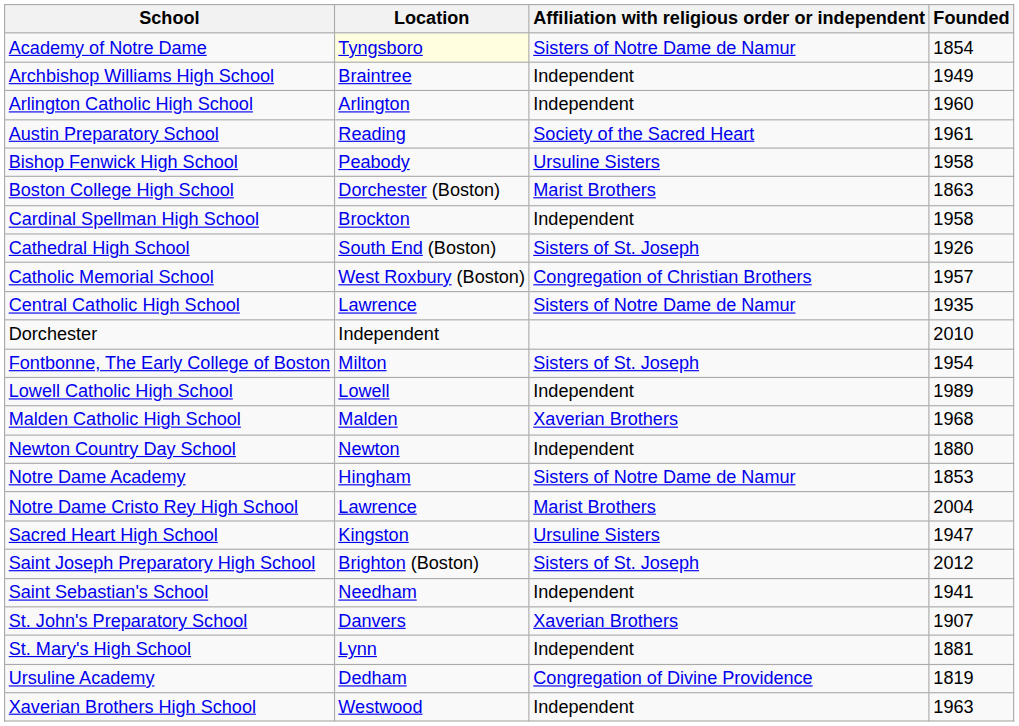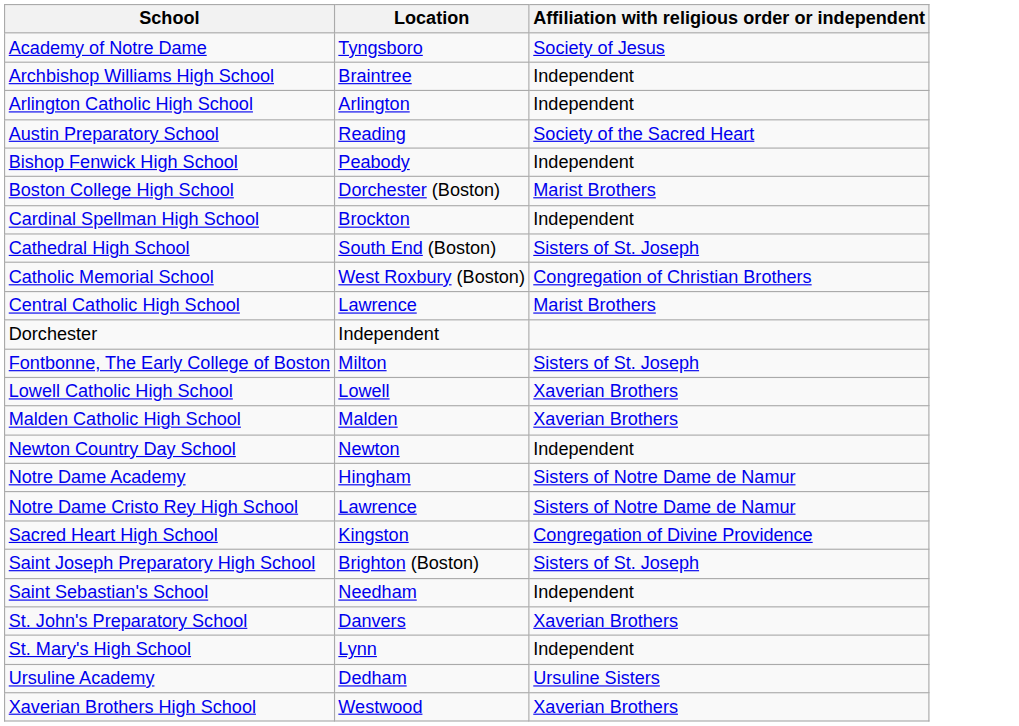- column: (972, 18)
(381, 47) lightyellow background -> (381, 47) no background
(664, 47) Sisters of Notre Dame de Namur -> (599, 47) Society of Jesus
(597, 162) Ursuline Sisters -> (584, 162) Independent
(664, 305) Sisters of Notre Dame de Namur -> (595, 305) Marist Brothers
(584, 391) Independent -> (606, 391) Xaverian Brothers
(595, 506) Marist Brothers -> (664, 506) Sisters of Notre Dame de Namur
(597, 534) Ursuline Sisters -> (673, 534) Congregation of Divine Providence
(673, 678) Congregation of Divine Providence -> (597, 678) Ursuline Sisters
(584, 707) Independent -> (606, 707) Xaverian Brothers
